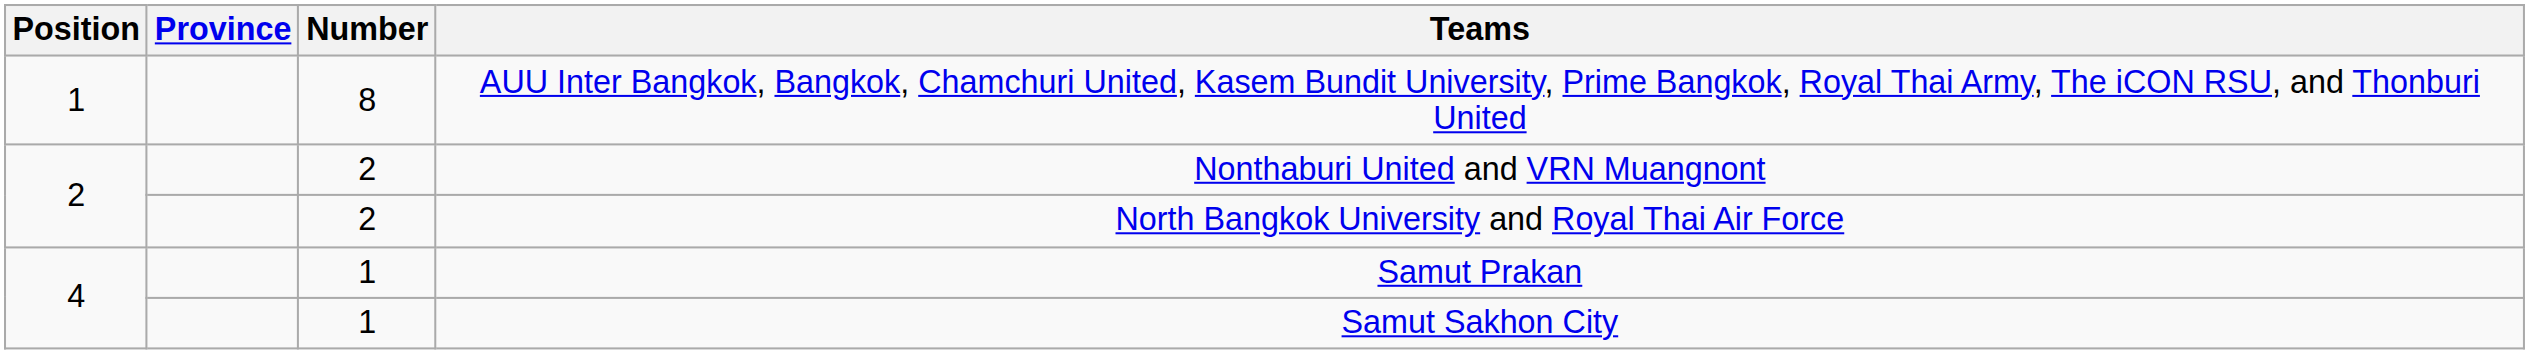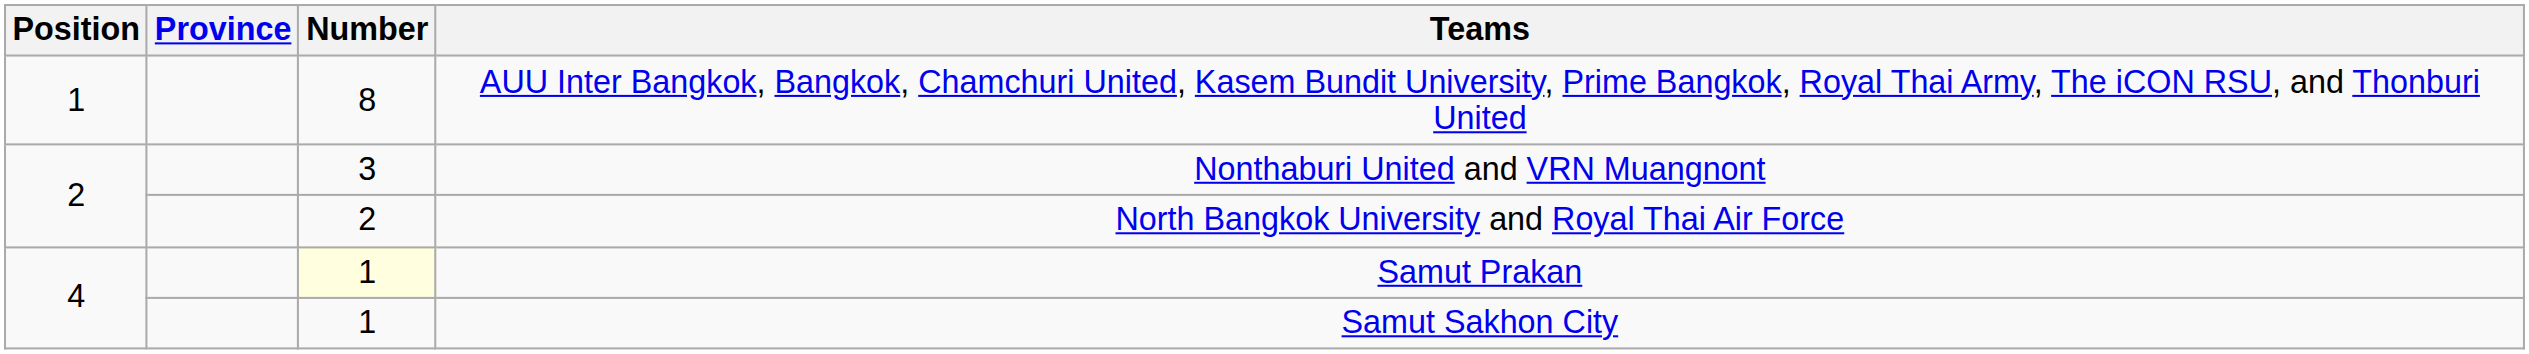(367, 169) 2 -> (367, 169) 3
(367, 271) no background -> (367, 271) lightyellow background
